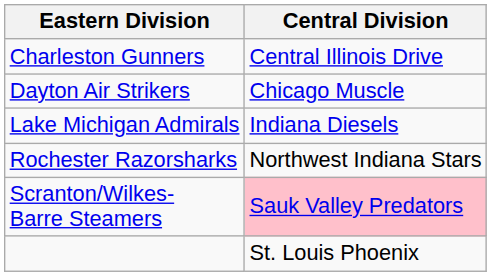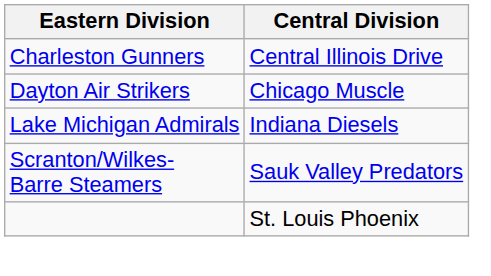- row: (123, 159)
(356, 206) pink background -> (356, 172) no background
